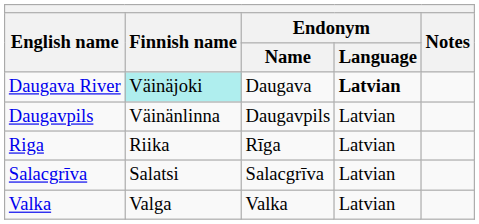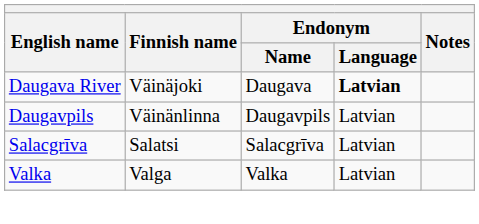(166, 86) paleturquoise background -> (166, 86) no background
- row: (26, 145)
